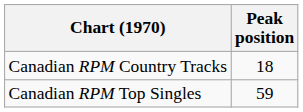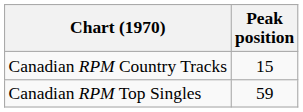(265, 65) 18 -> (265, 65) 15
